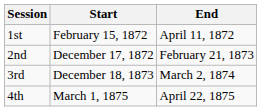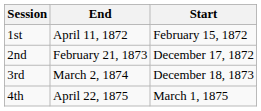columns swapped: (103, 14) <-> (207, 14)
